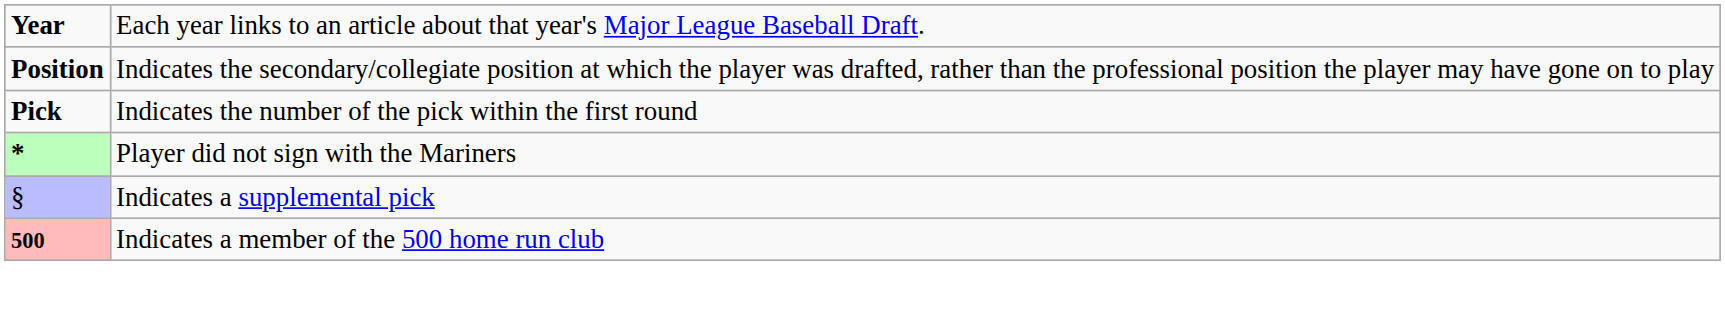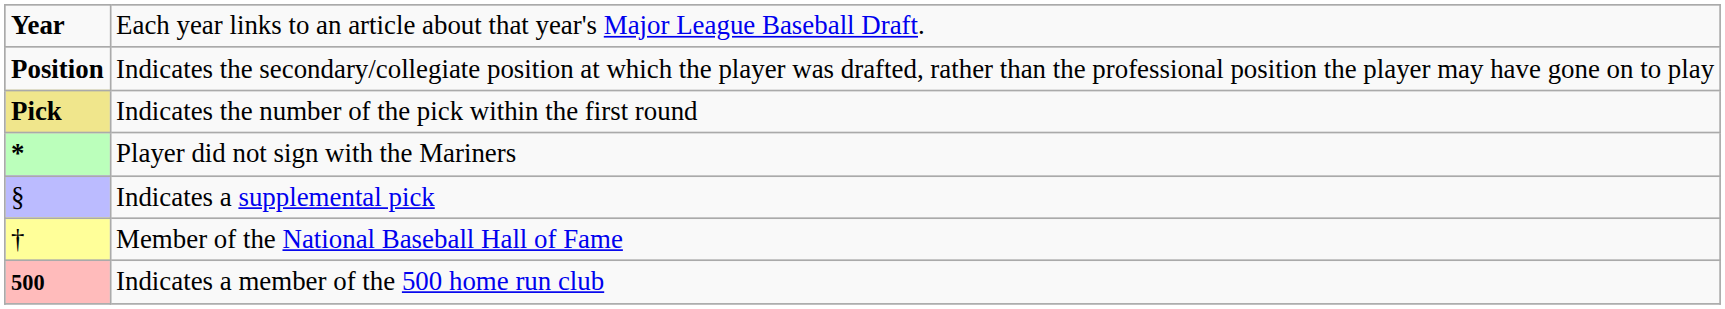(36, 111) no background -> (36, 111) khaki background
+ row: (369, 238)
